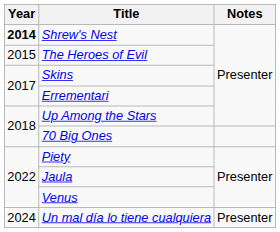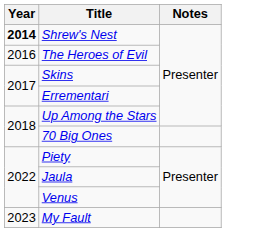(22, 55) 2015 -> (22, 55) 2016
+ row: (66, 217)
- row: (126, 217)
